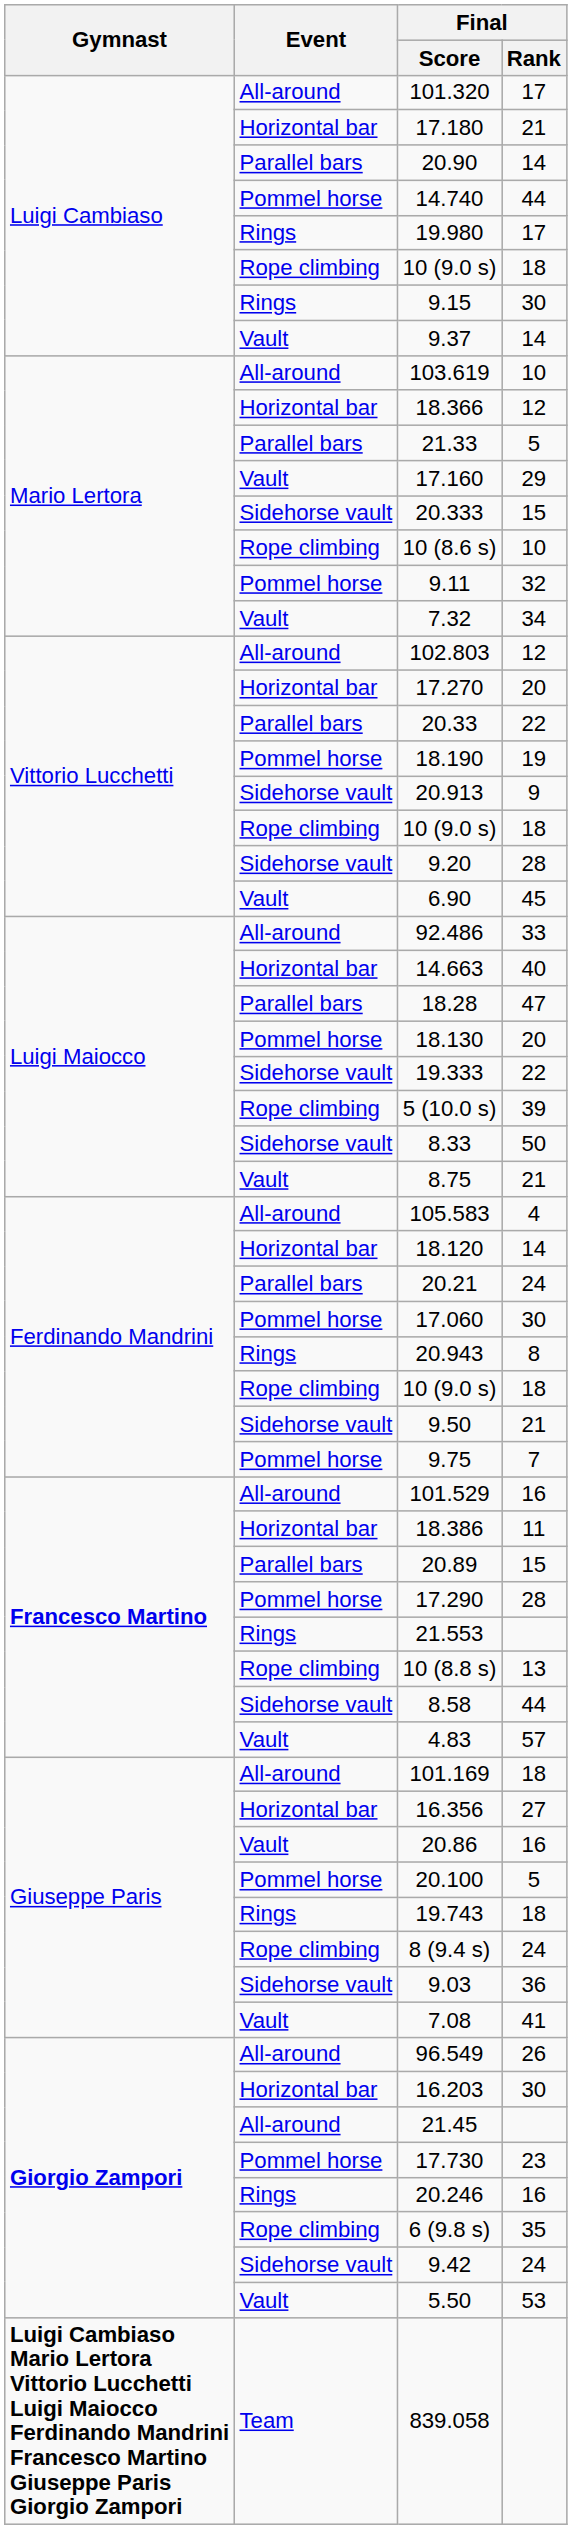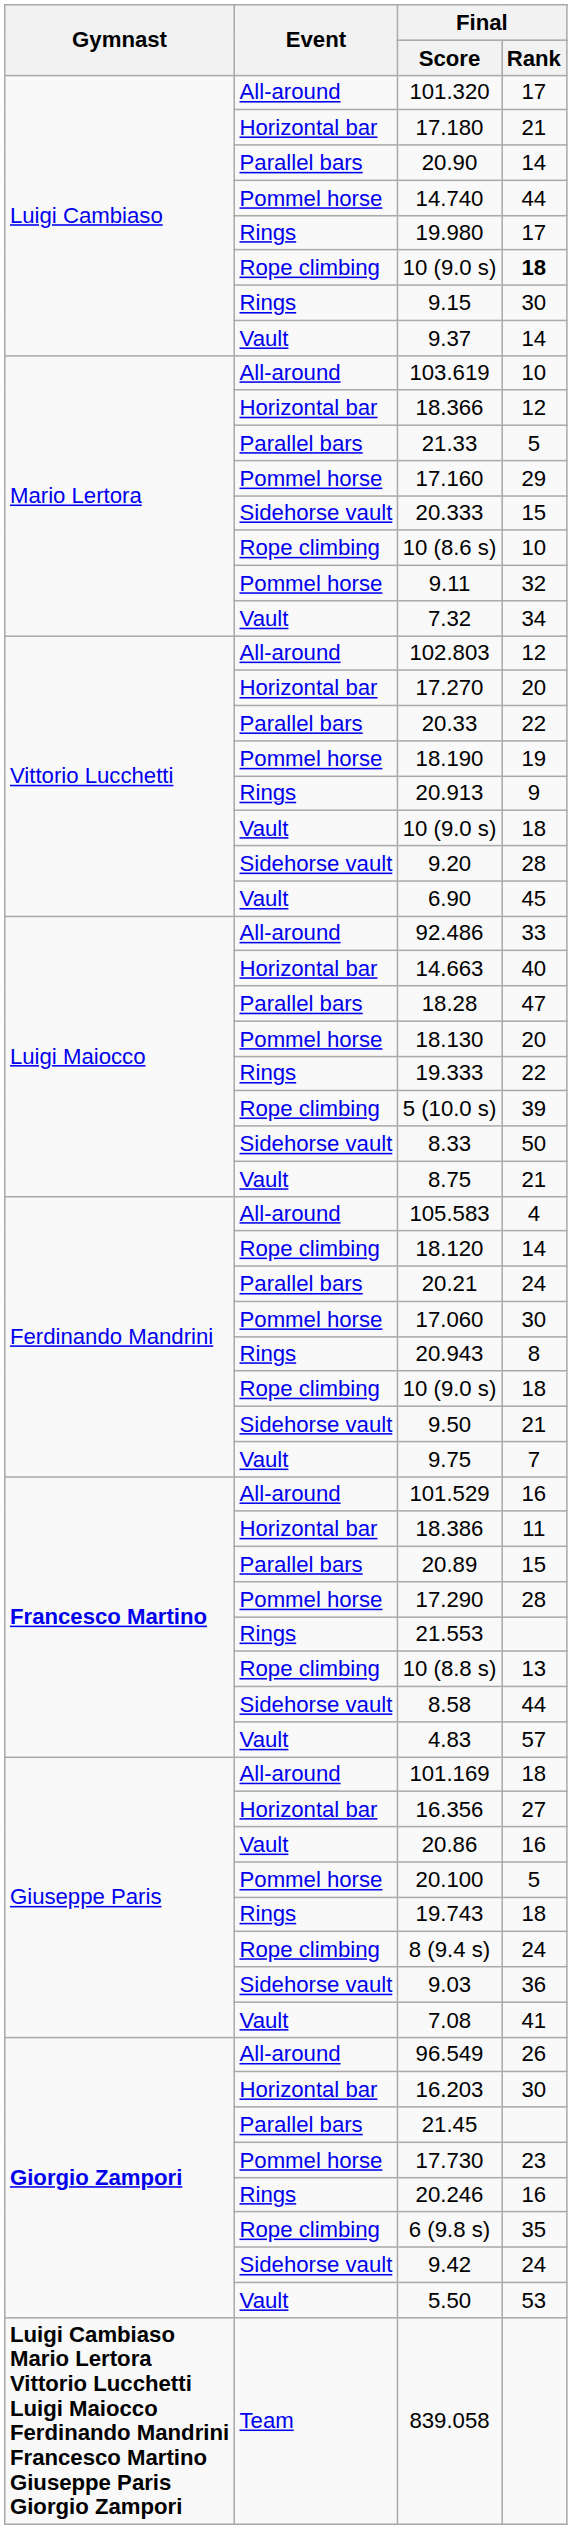(534, 268) normal -> (534, 268) bold
(264, 478) Vault -> (311, 478) Pommel horse
(316, 793) Sidehorse vault -> (268, 793) Rings
(310, 828) Rope climbing -> (264, 828) Vault
(316, 1074) Sidehorse vault -> (268, 1074) Rings
(309, 1249) Horizontal bar -> (310, 1249) Rope climbing
(311, 1459) Pommel horse -> (264, 1459) Vault
(290, 2125) All-around -> (301, 2125) Parallel bars
